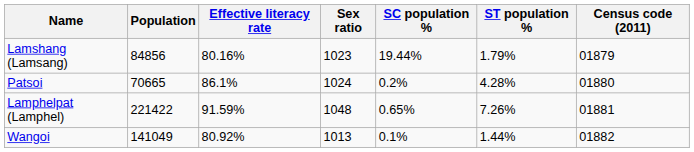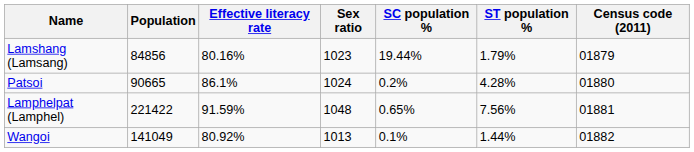(148, 83) 70665 -> (148, 83) 90665
(498, 110) 7.26% -> (498, 110) 7.56%
